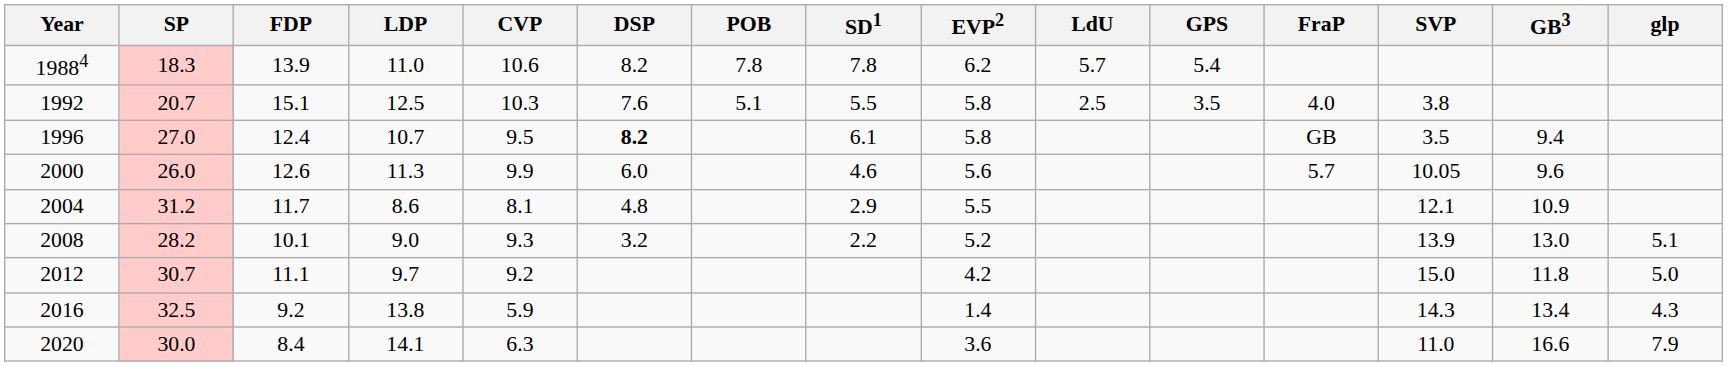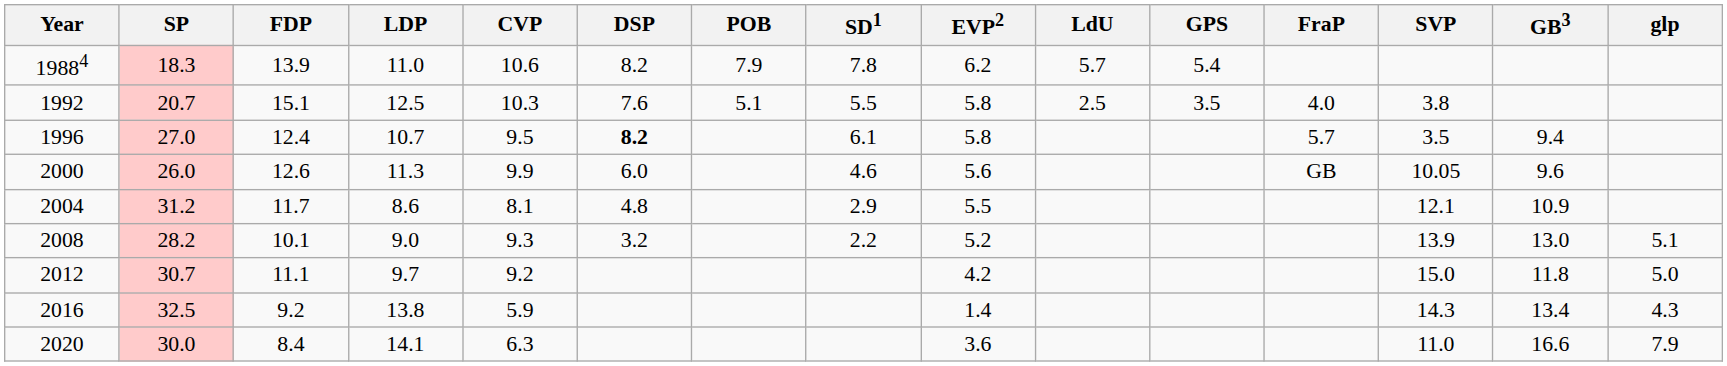(749, 65) 7.8 -> (749, 65) 7.9
(1321, 137) GB -> (1321, 137) 5.7
(1321, 171) 5.7 -> (1321, 171) GB
